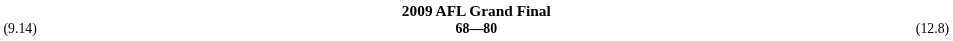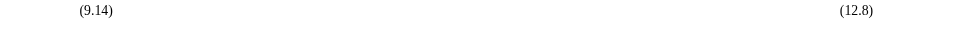- column: (476, 11)
